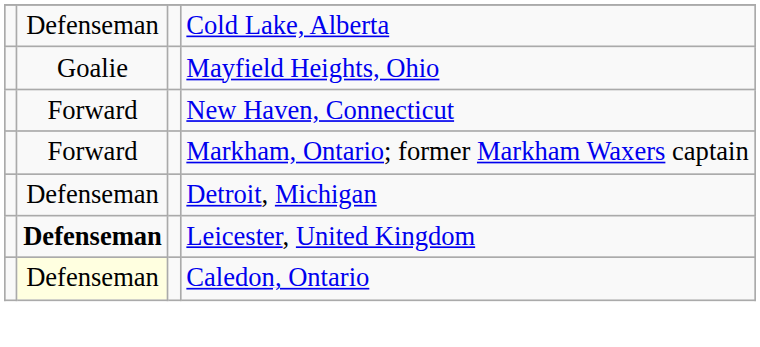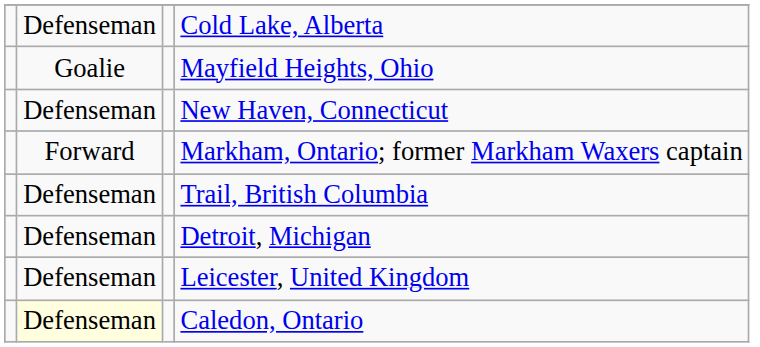(93, 109) Forward -> (90, 109) Defenseman
+ row: (304, 194)
(93, 236) bold -> (90, 278) normal
